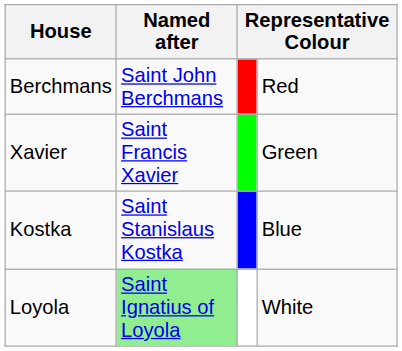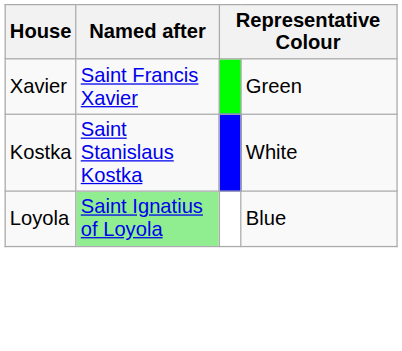- row: (61, 86)
(282, 229) Blue -> (272, 152) White
(287, 307) White -> (266, 218) Blue
